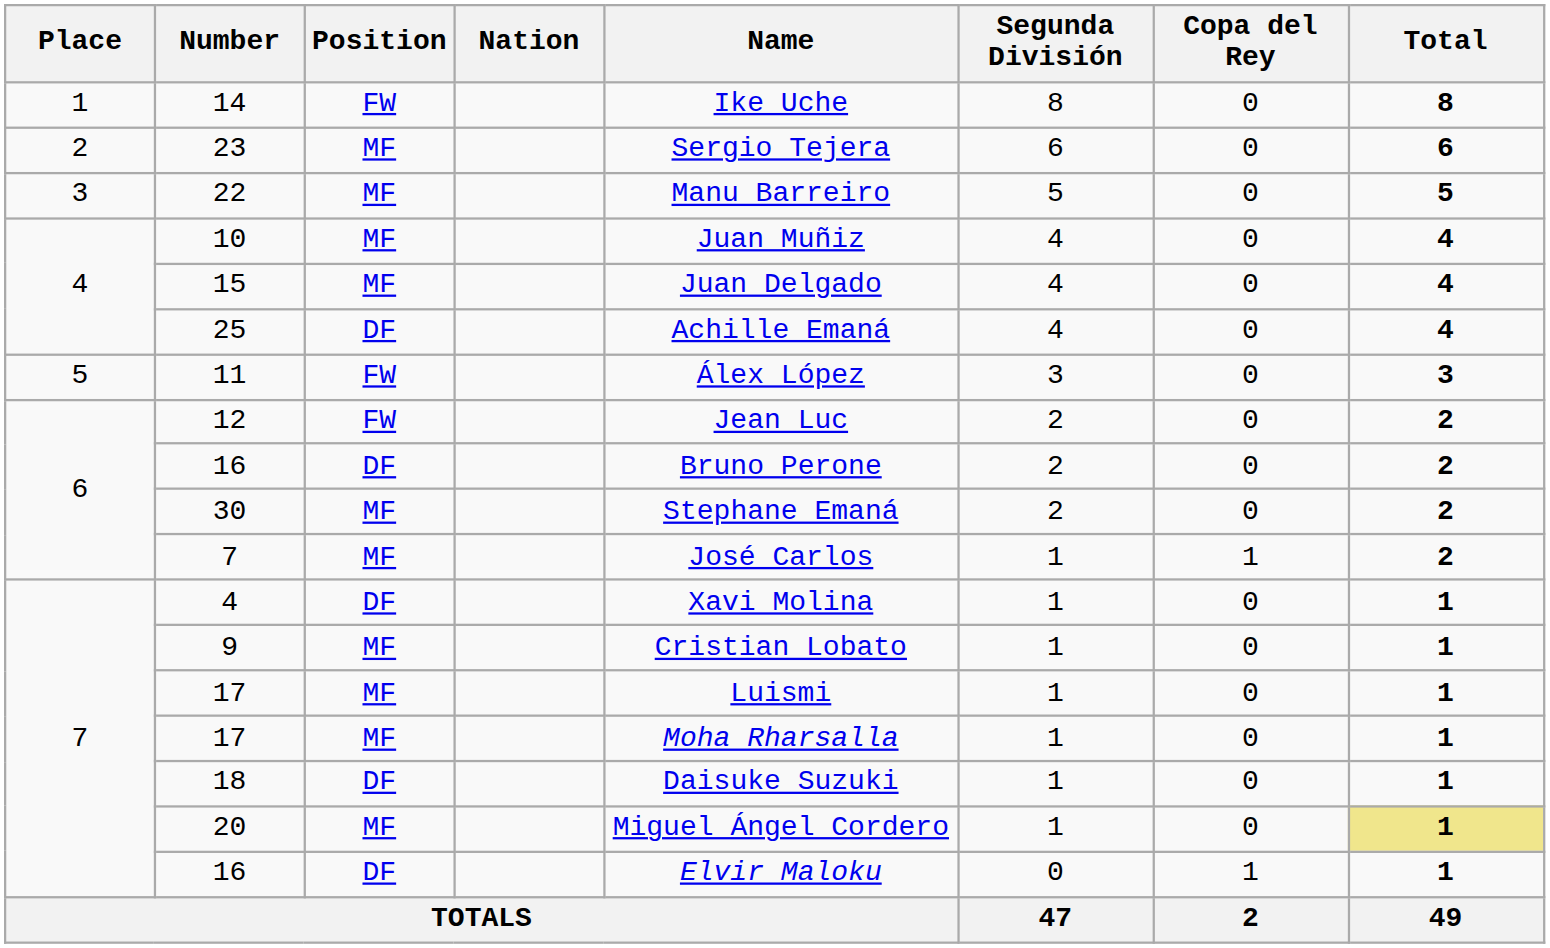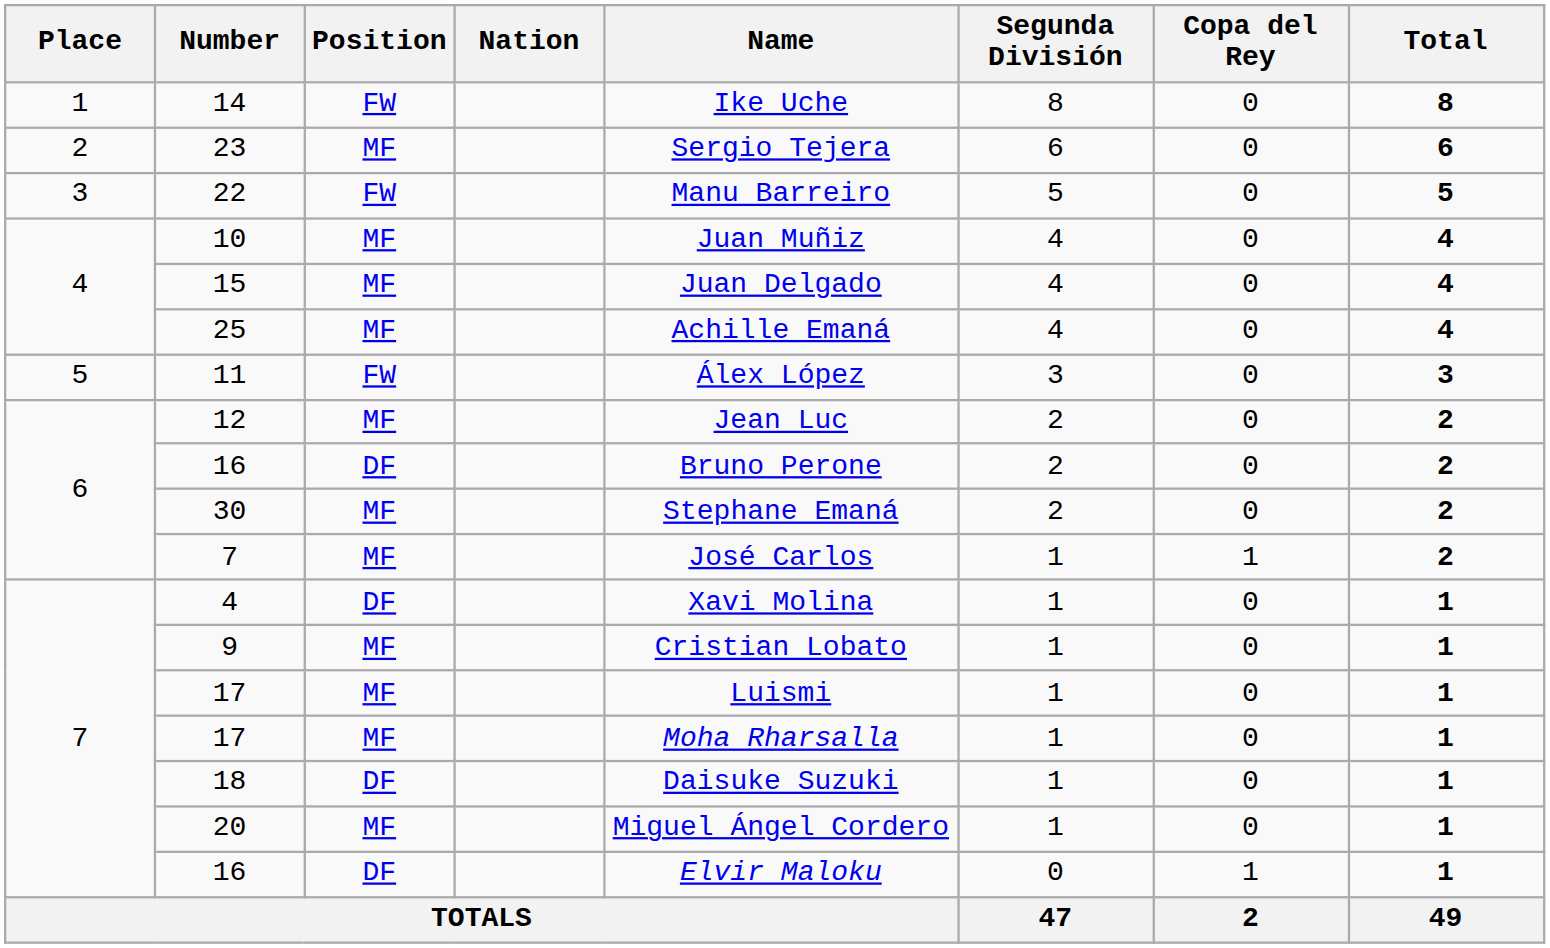(379, 196) MF -> (379, 196) FW
(379, 331) DF -> (379, 331) MF
(379, 422) FW -> (379, 422) MF
(1446, 829) khaki background -> (1446, 829) no background
